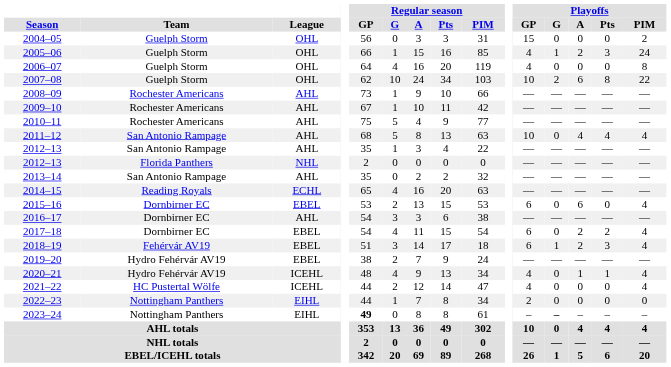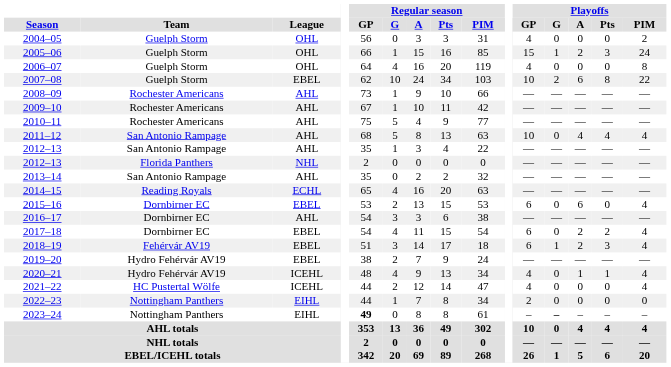(529, 38) 15 -> (529, 38) 4
(529, 52) 4 -> (529, 52) 15
(307, 80) OHL -> (307, 80) EBEL
